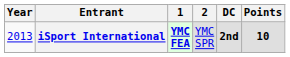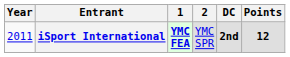(20, 37) 2013 -> (20, 37) 2011
(263, 37) 10 -> (263, 37) 12
